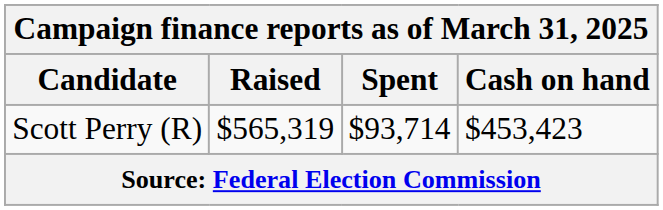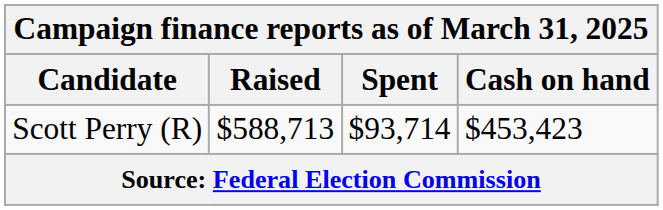(275, 128) $565,319 -> (275, 128) $588,713
